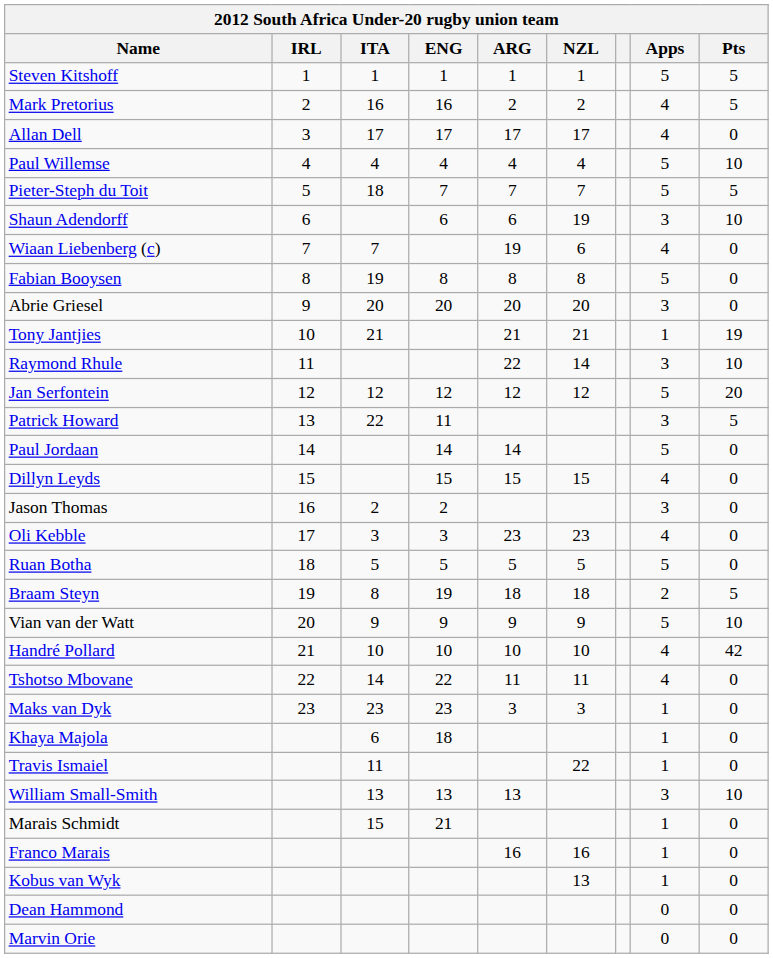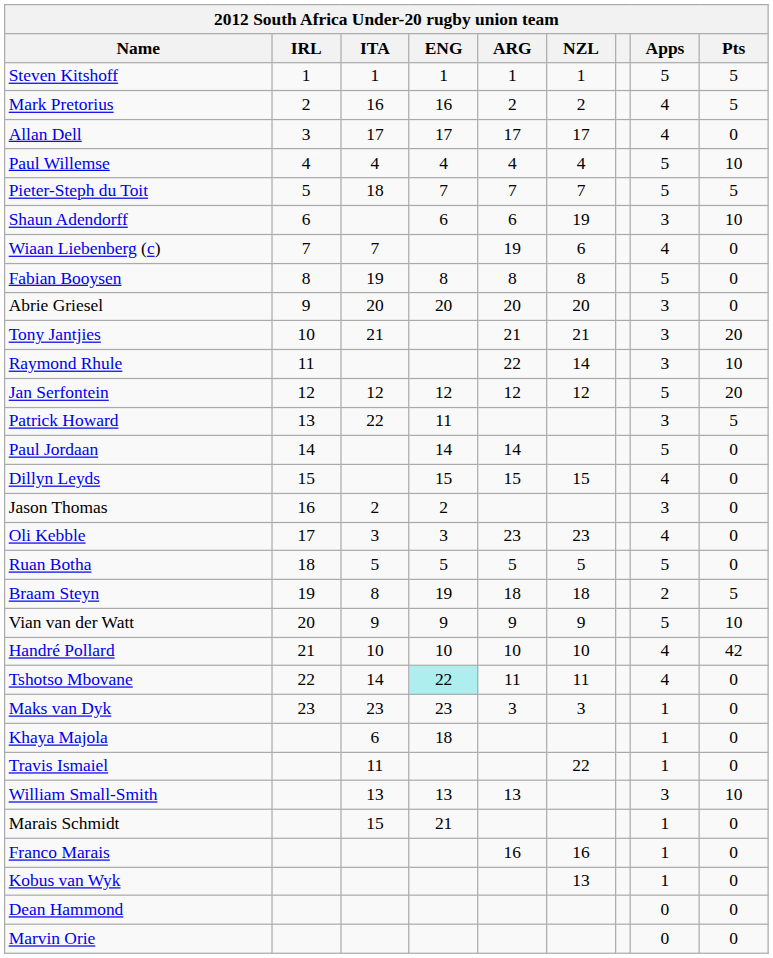(665, 335) 1 -> (665, 335) 3
(734, 335) 19 -> (734, 335) 20
(444, 680) no background -> (444, 680) paleturquoise background
